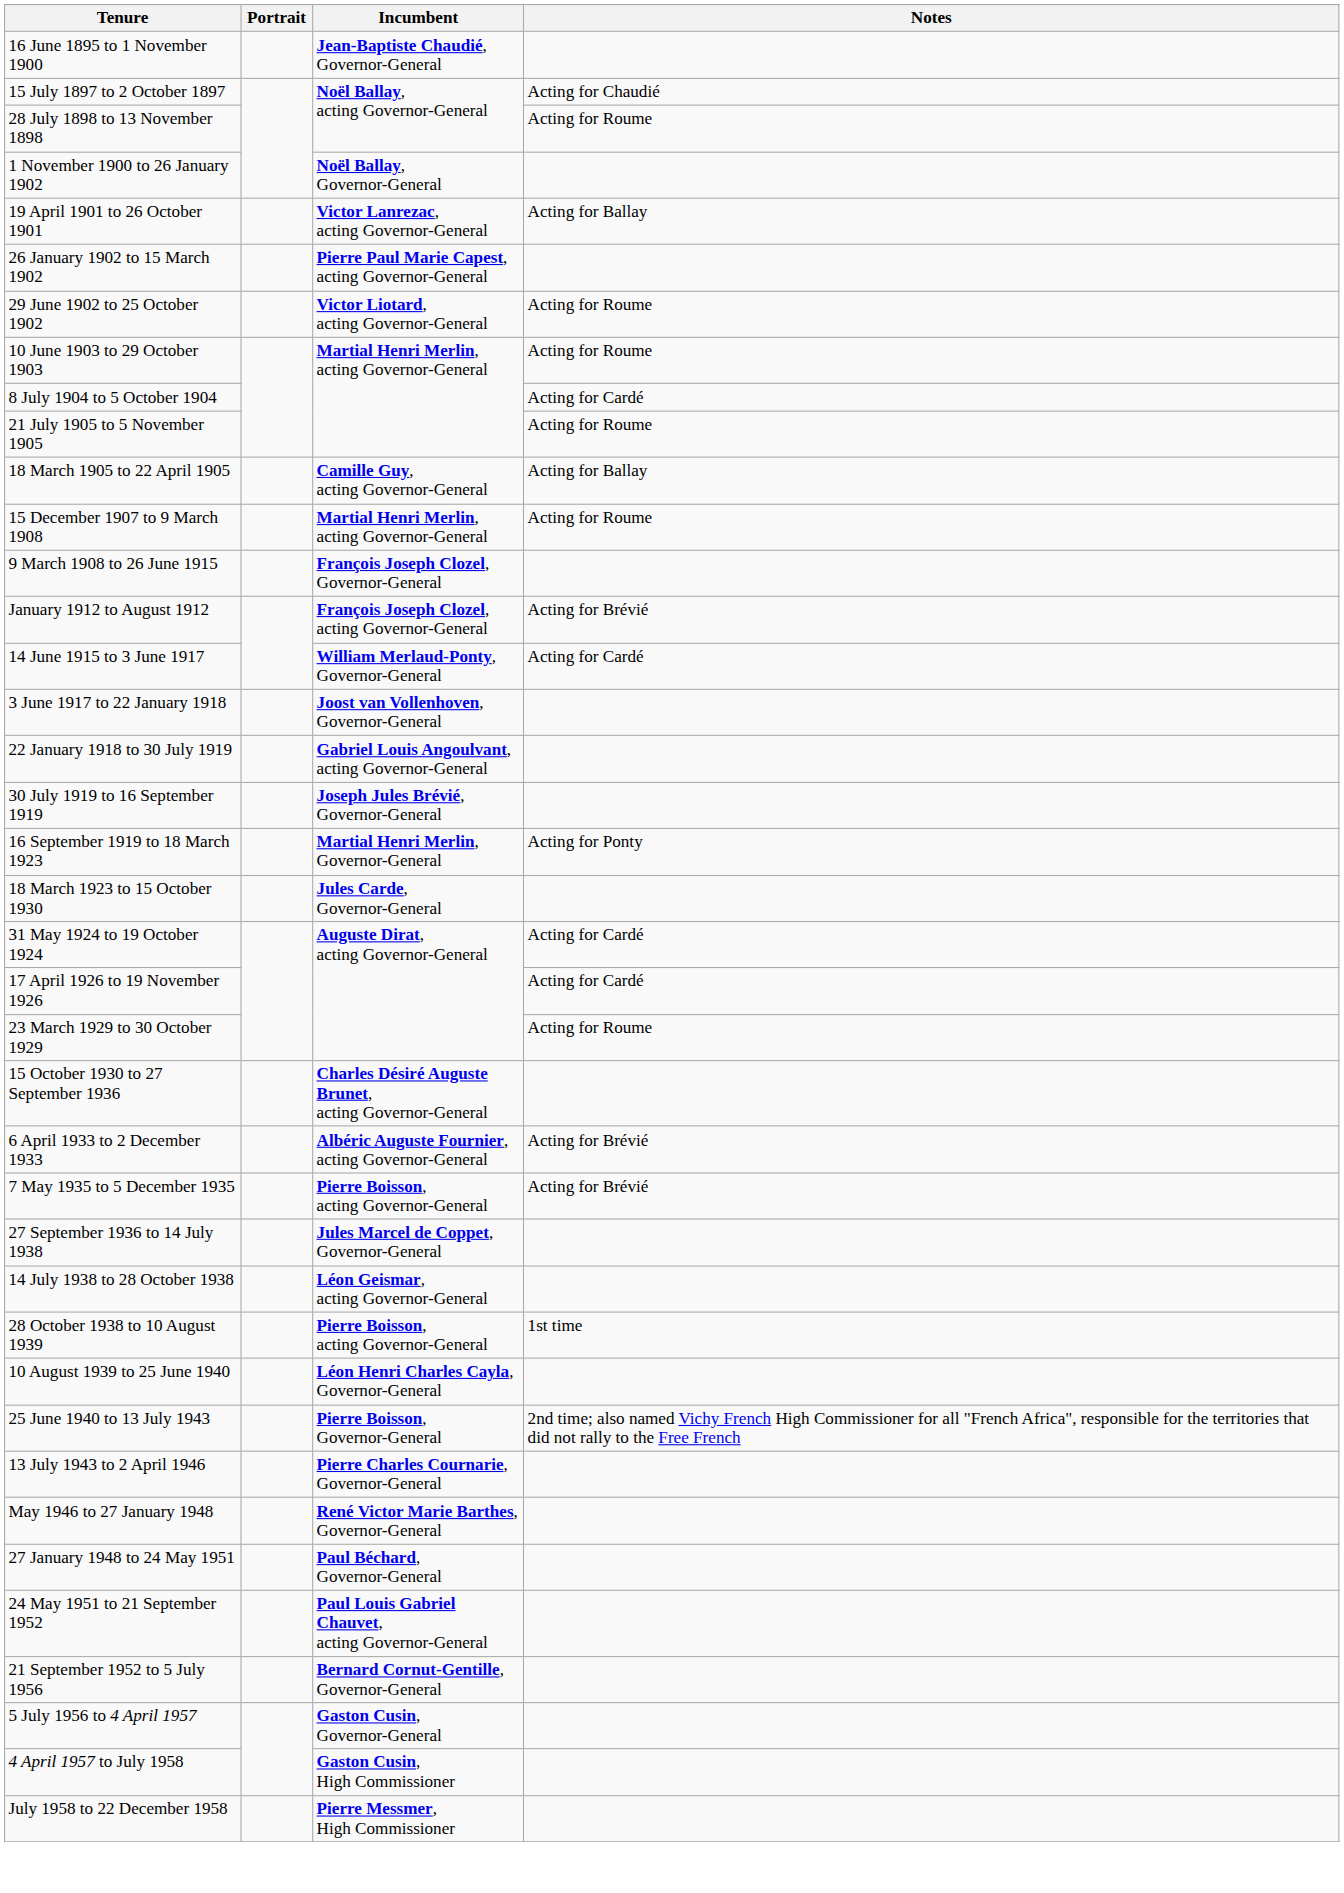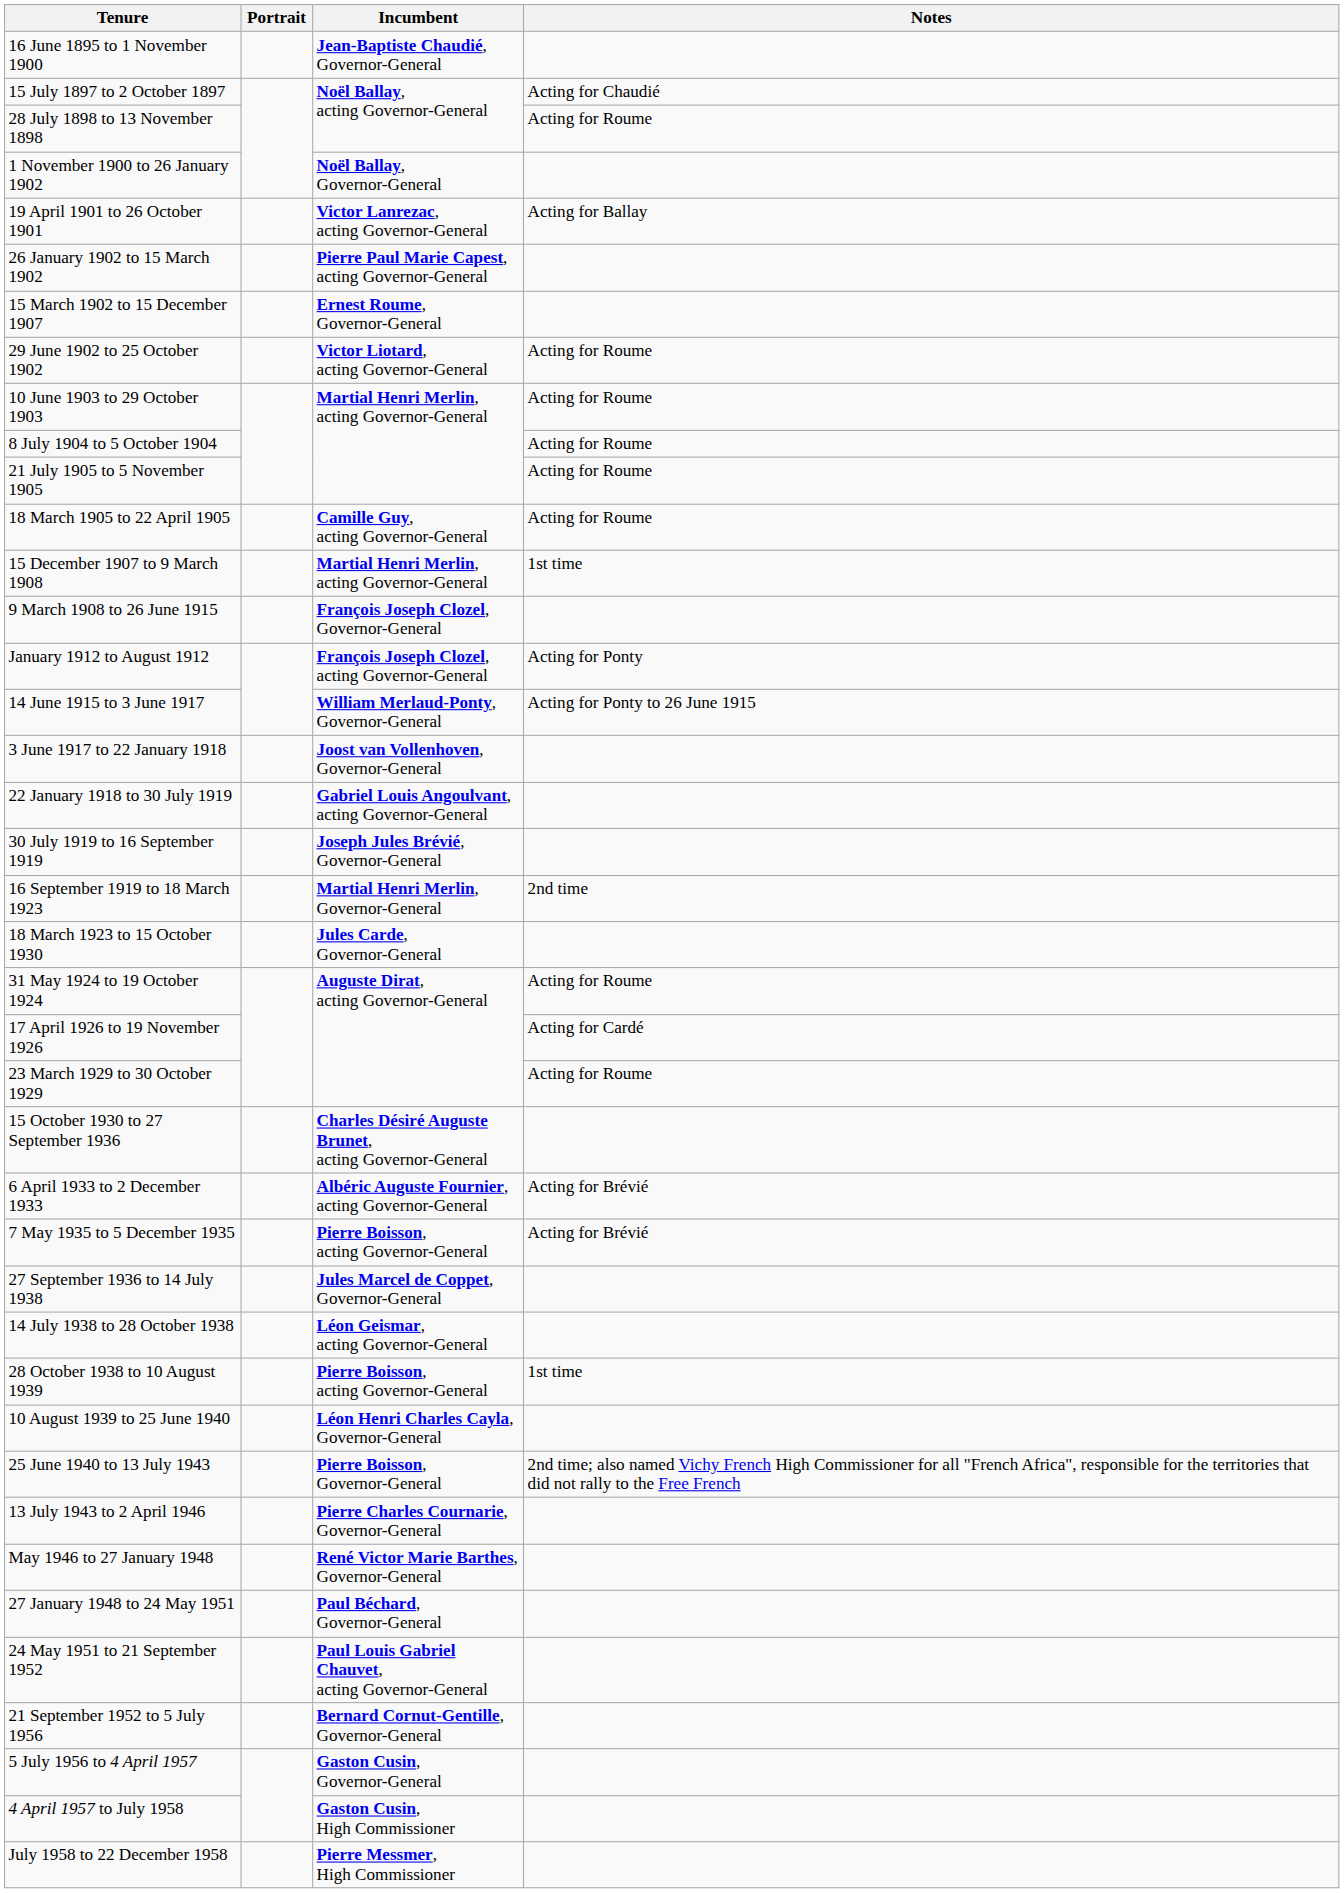+ row: (118, 314)
(586, 397) Acting for Cardé -> (590, 443) Acting for Roume
(588, 470) Acting for Ballay -> (590, 517) Acting for Roume
(590, 517) Acting for Roume -> (555, 563) 1st time
(588, 610) Acting for Brévié -> (585, 656) Acting for Ponty
(586, 656) Acting for Cardé -> (642, 702) Acting for Ponty to 26 June 1915
(585, 842) Acting for Ponty -> (558, 888) 2nd time
(586, 934) Acting for Cardé -> (590, 981) Acting for Roume
